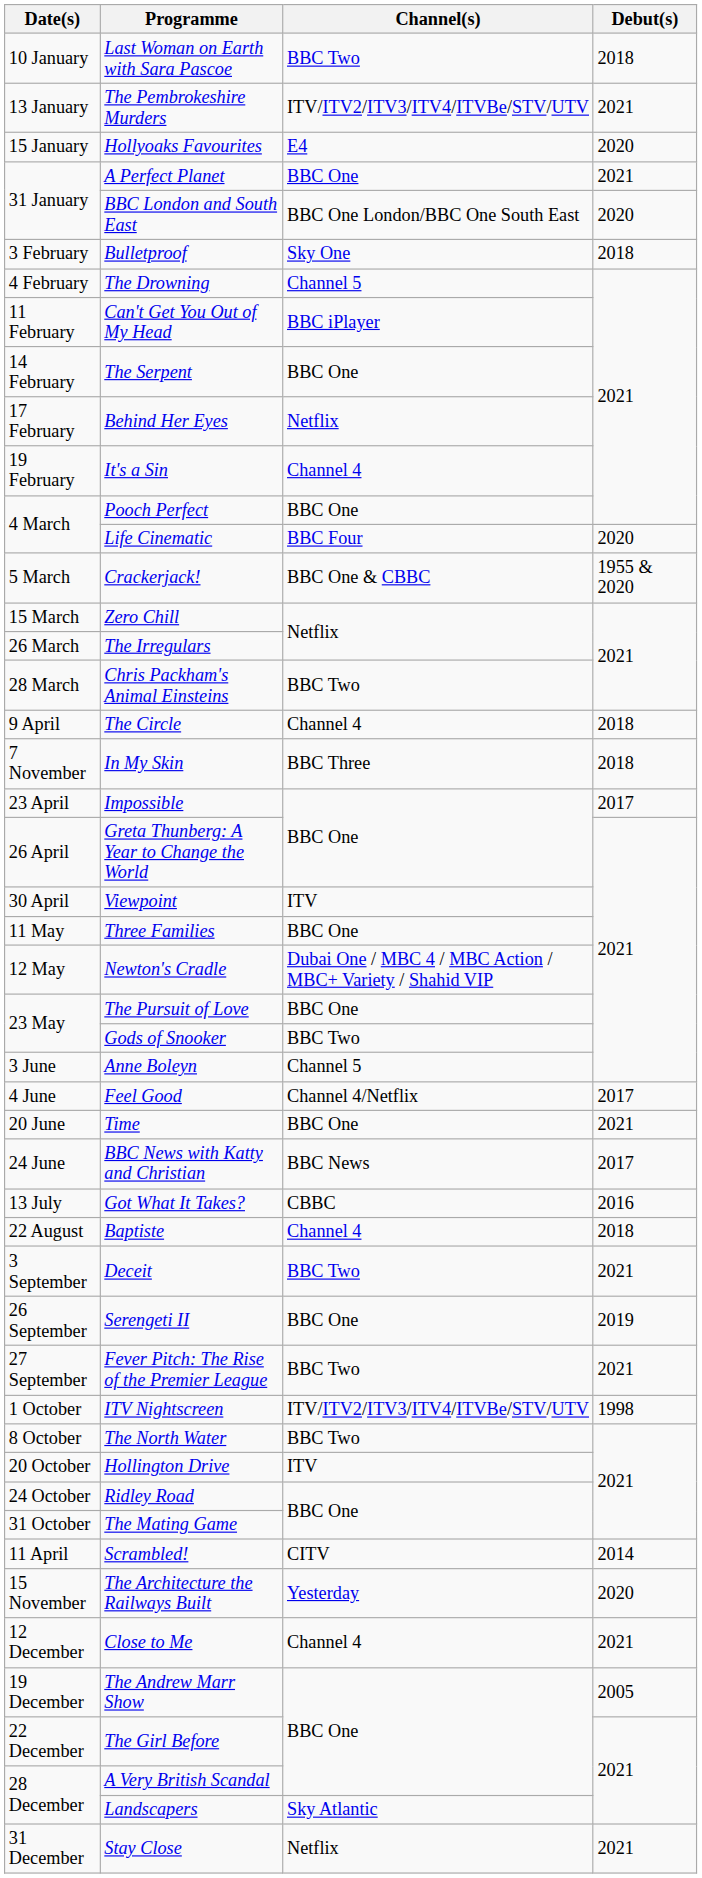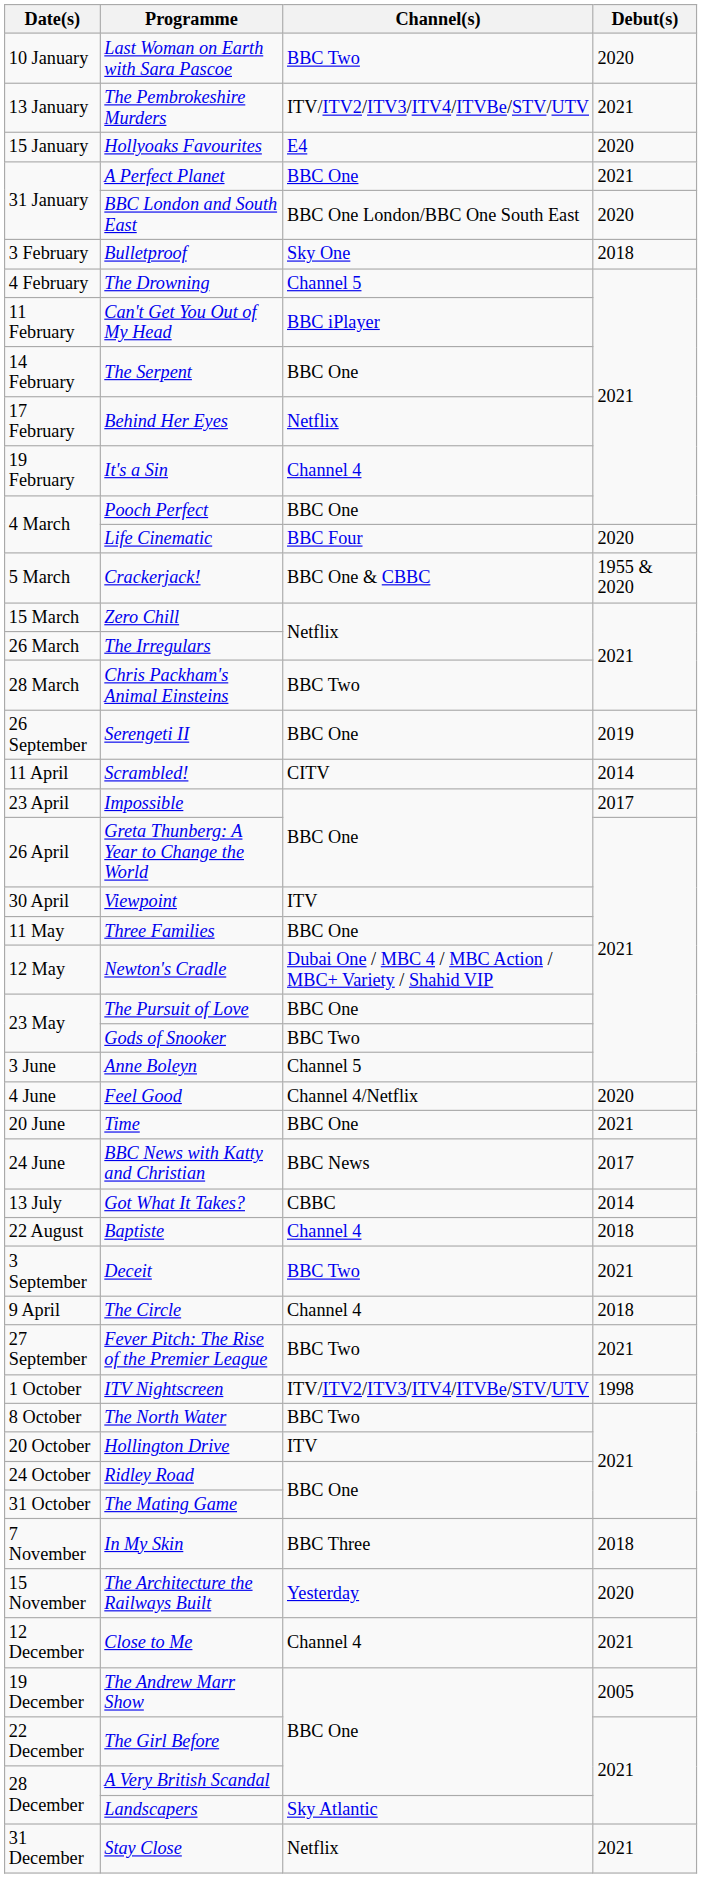(616, 58) 2018 -> (616, 58) 2020
rows swapped: (143, 724) <-> (147, 1320)
rows swapped: (146, 1553) <-> (144, 763)
(616, 1095) 2017 -> (616, 1095) 2020
(616, 1202) 2016 -> (616, 1202) 2014
